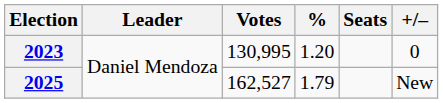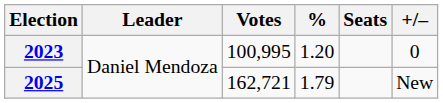(259, 51) 130,995 -> (259, 51) 100,995
(259, 82) 162,527 -> (259, 82) 162,721
